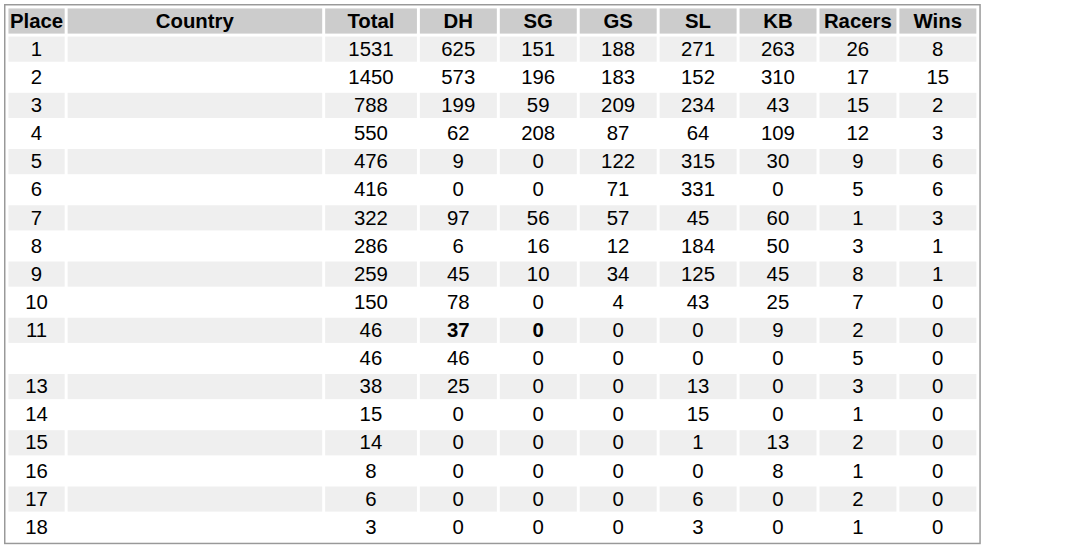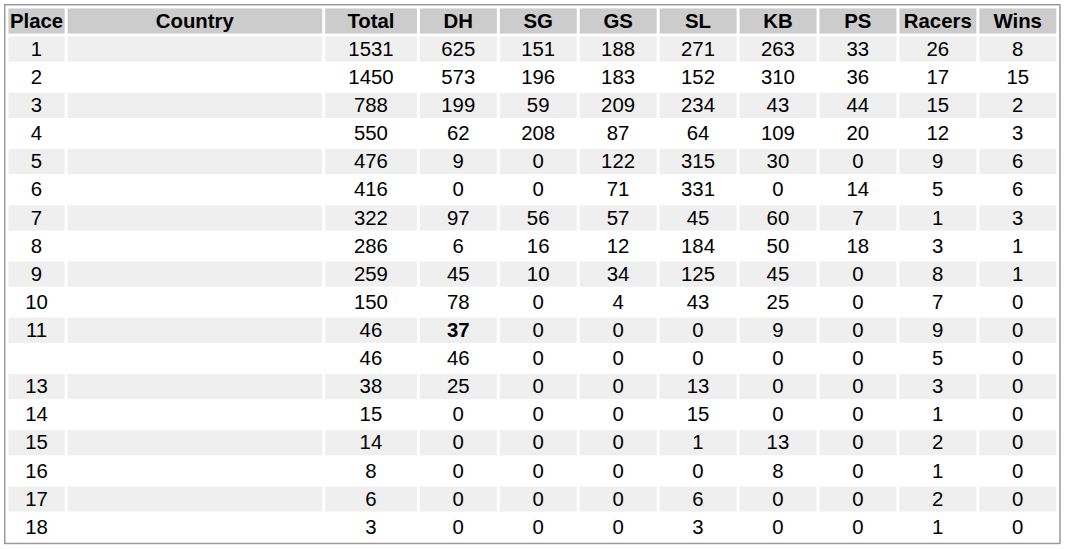+ column: (858, 21)
(538, 330) bold -> (538, 330) normal
(858, 330) 2 -> (938, 330) 9
